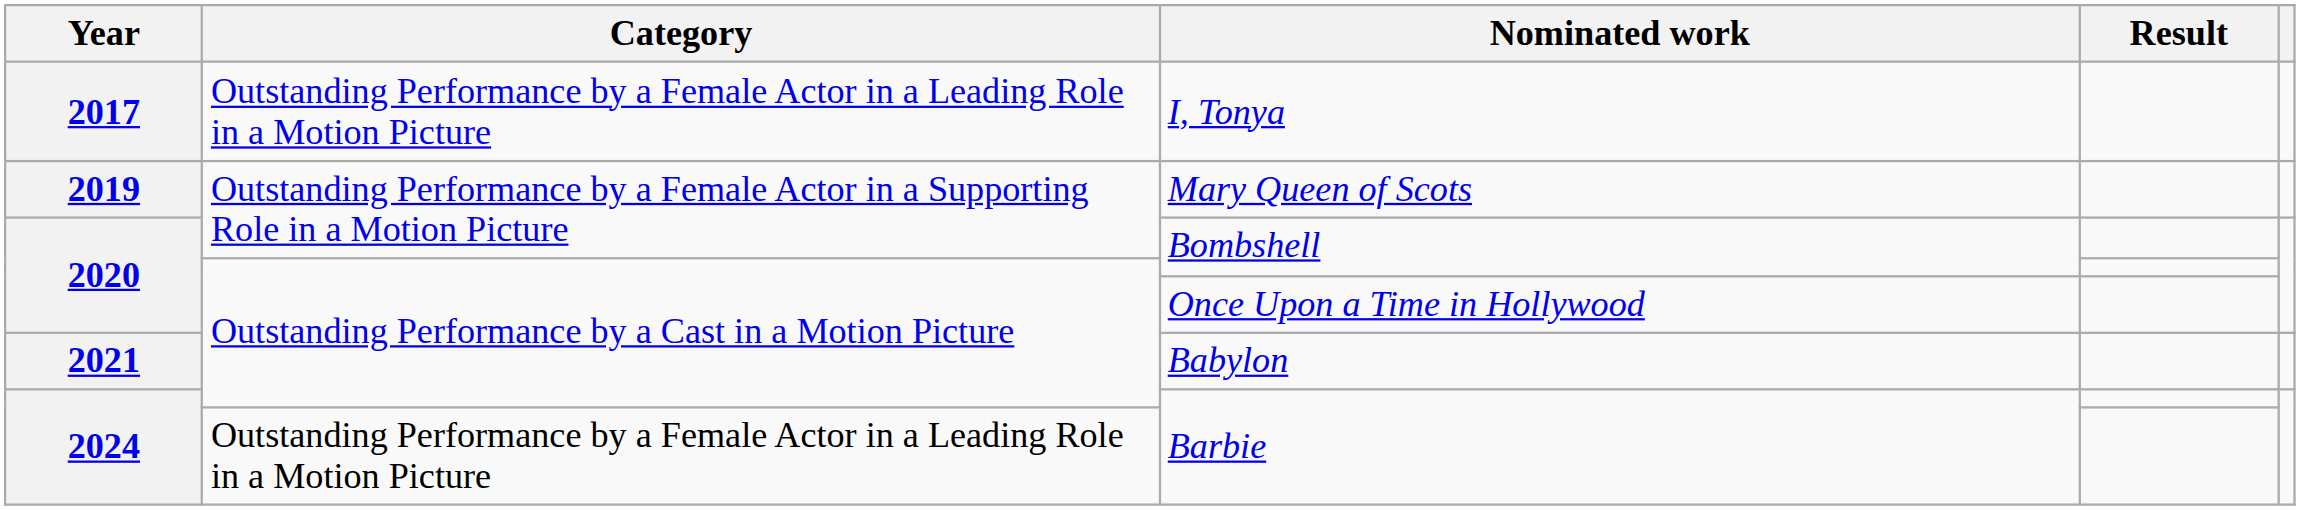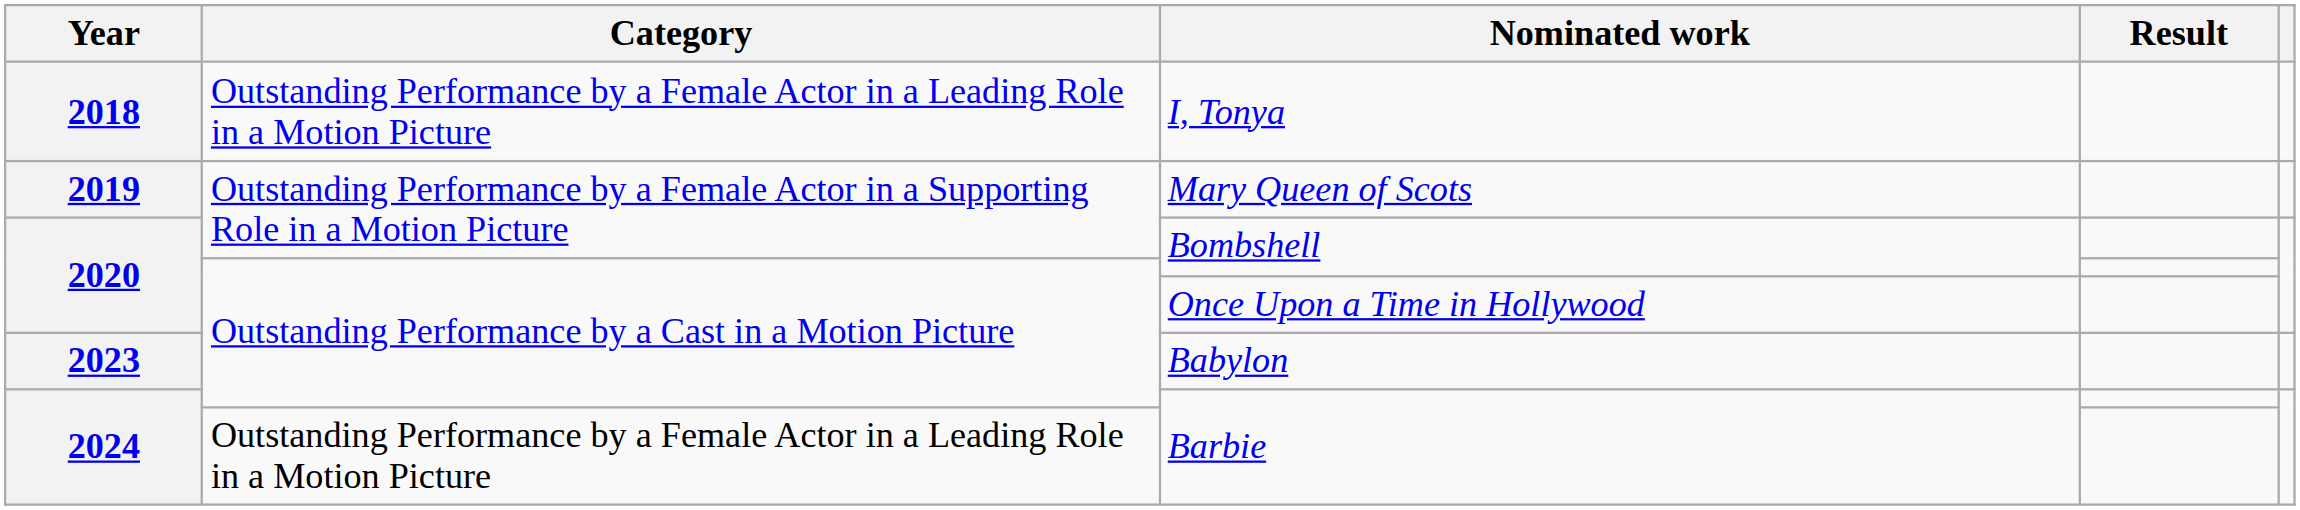(104, 110) 2017 -> (104, 110) 2018
(104, 360) 2021 -> (104, 360) 2023
